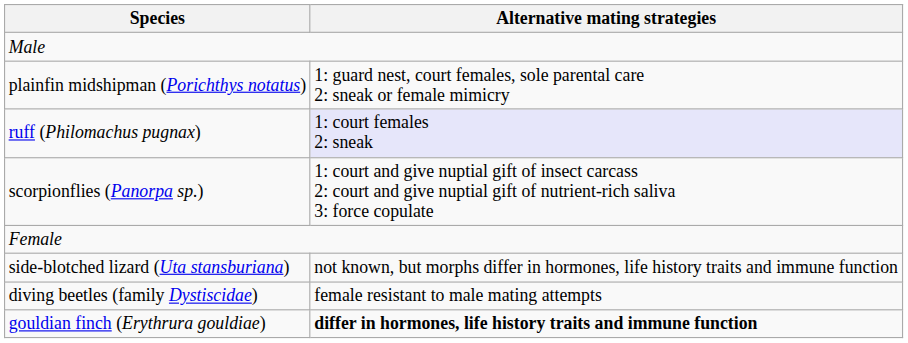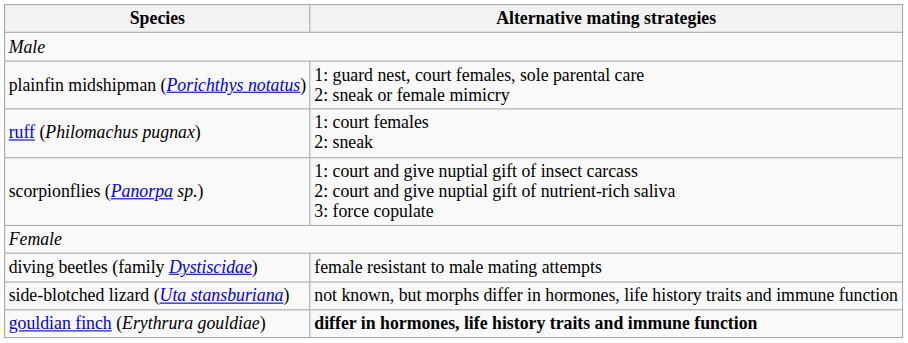(371, 133) lavender background -> (371, 133) no background
rows swapped: (133, 295) <-> (149, 267)
